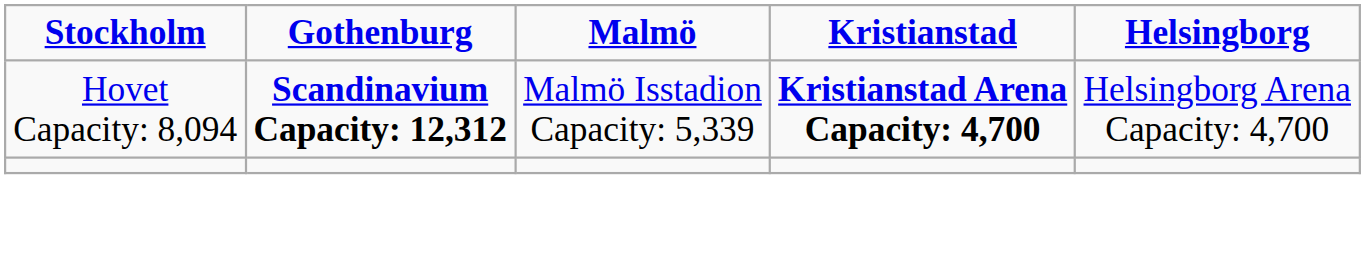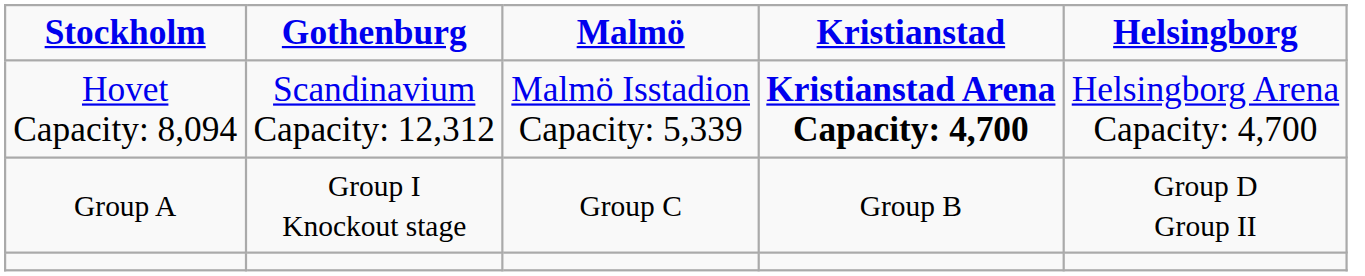(380, 108) bold -> (374, 108) normal
+ row: (125, 206)
